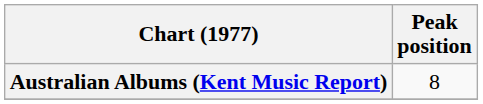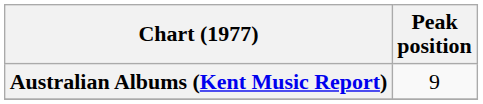(435, 81) 8 -> (435, 81) 9
